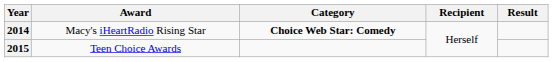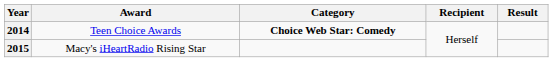(136, 30) Macy's iHeartRadio Rising Star -> (136, 30) Teen Choice Awards
(136, 48) Teen Choice Awards -> (136, 48) Macy's iHeartRadio Rising Star
